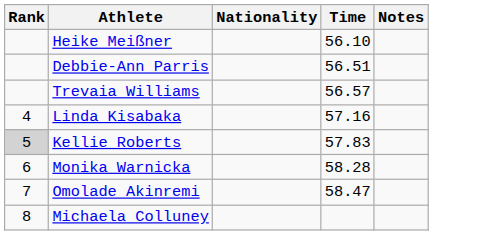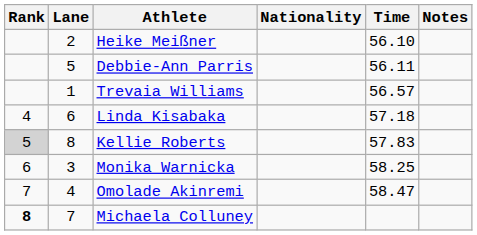+ column: (71, 17)
(348, 67) 56.51 -> (392, 67) 56.11
(348, 117) 57.16 -> (392, 117) 57.18
(348, 167) 58.28 -> (392, 167) 58.25
(27, 217) normal -> (27, 217) bold
